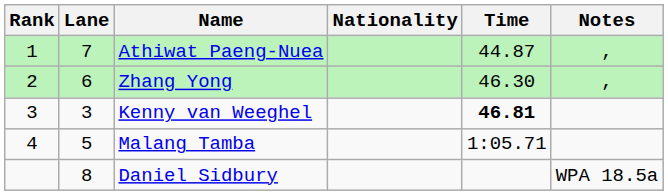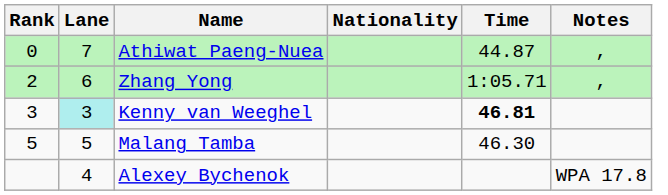(32, 51) 1 -> (32, 51) 0
(507, 82) 46.30 -> (507, 82) 1:05.71
(87, 113) no background -> (87, 113) paleturquoise background
(32, 144) 4 -> (32, 144) 5
(507, 144) 1:05.71 -> (507, 144) 46.30
+ row: (204, 175)
- row: (198, 175)
